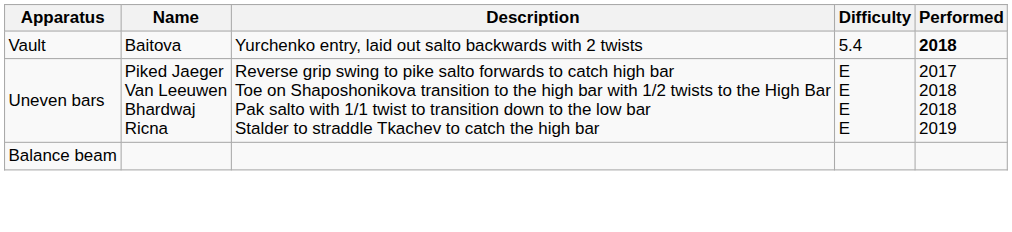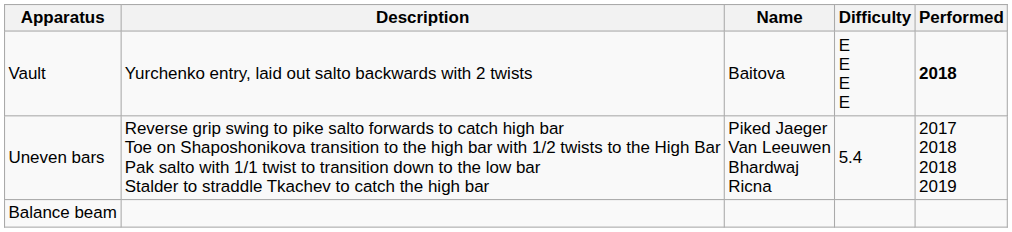columns swapped: (176, 17) <-> (533, 17)
(850, 44) 5.4 -> (844, 73) E E E E
(844, 100) E E E E -> (850, 157) 5.4
